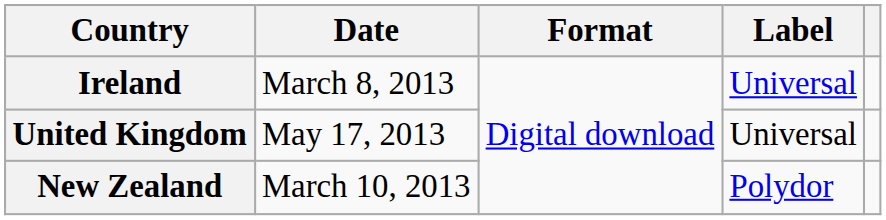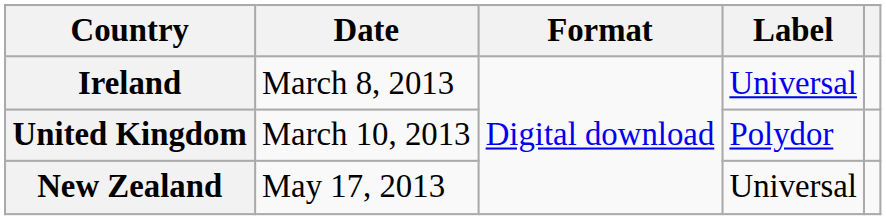(353, 134) May 17, 2013 -> (366, 134) March 10, 2013
(793, 134) Universal -> (781, 134) Polydor
(366, 186) March 10, 2013 -> (353, 186) May 17, 2013
(781, 186) Polydor -> (793, 186) Universal
